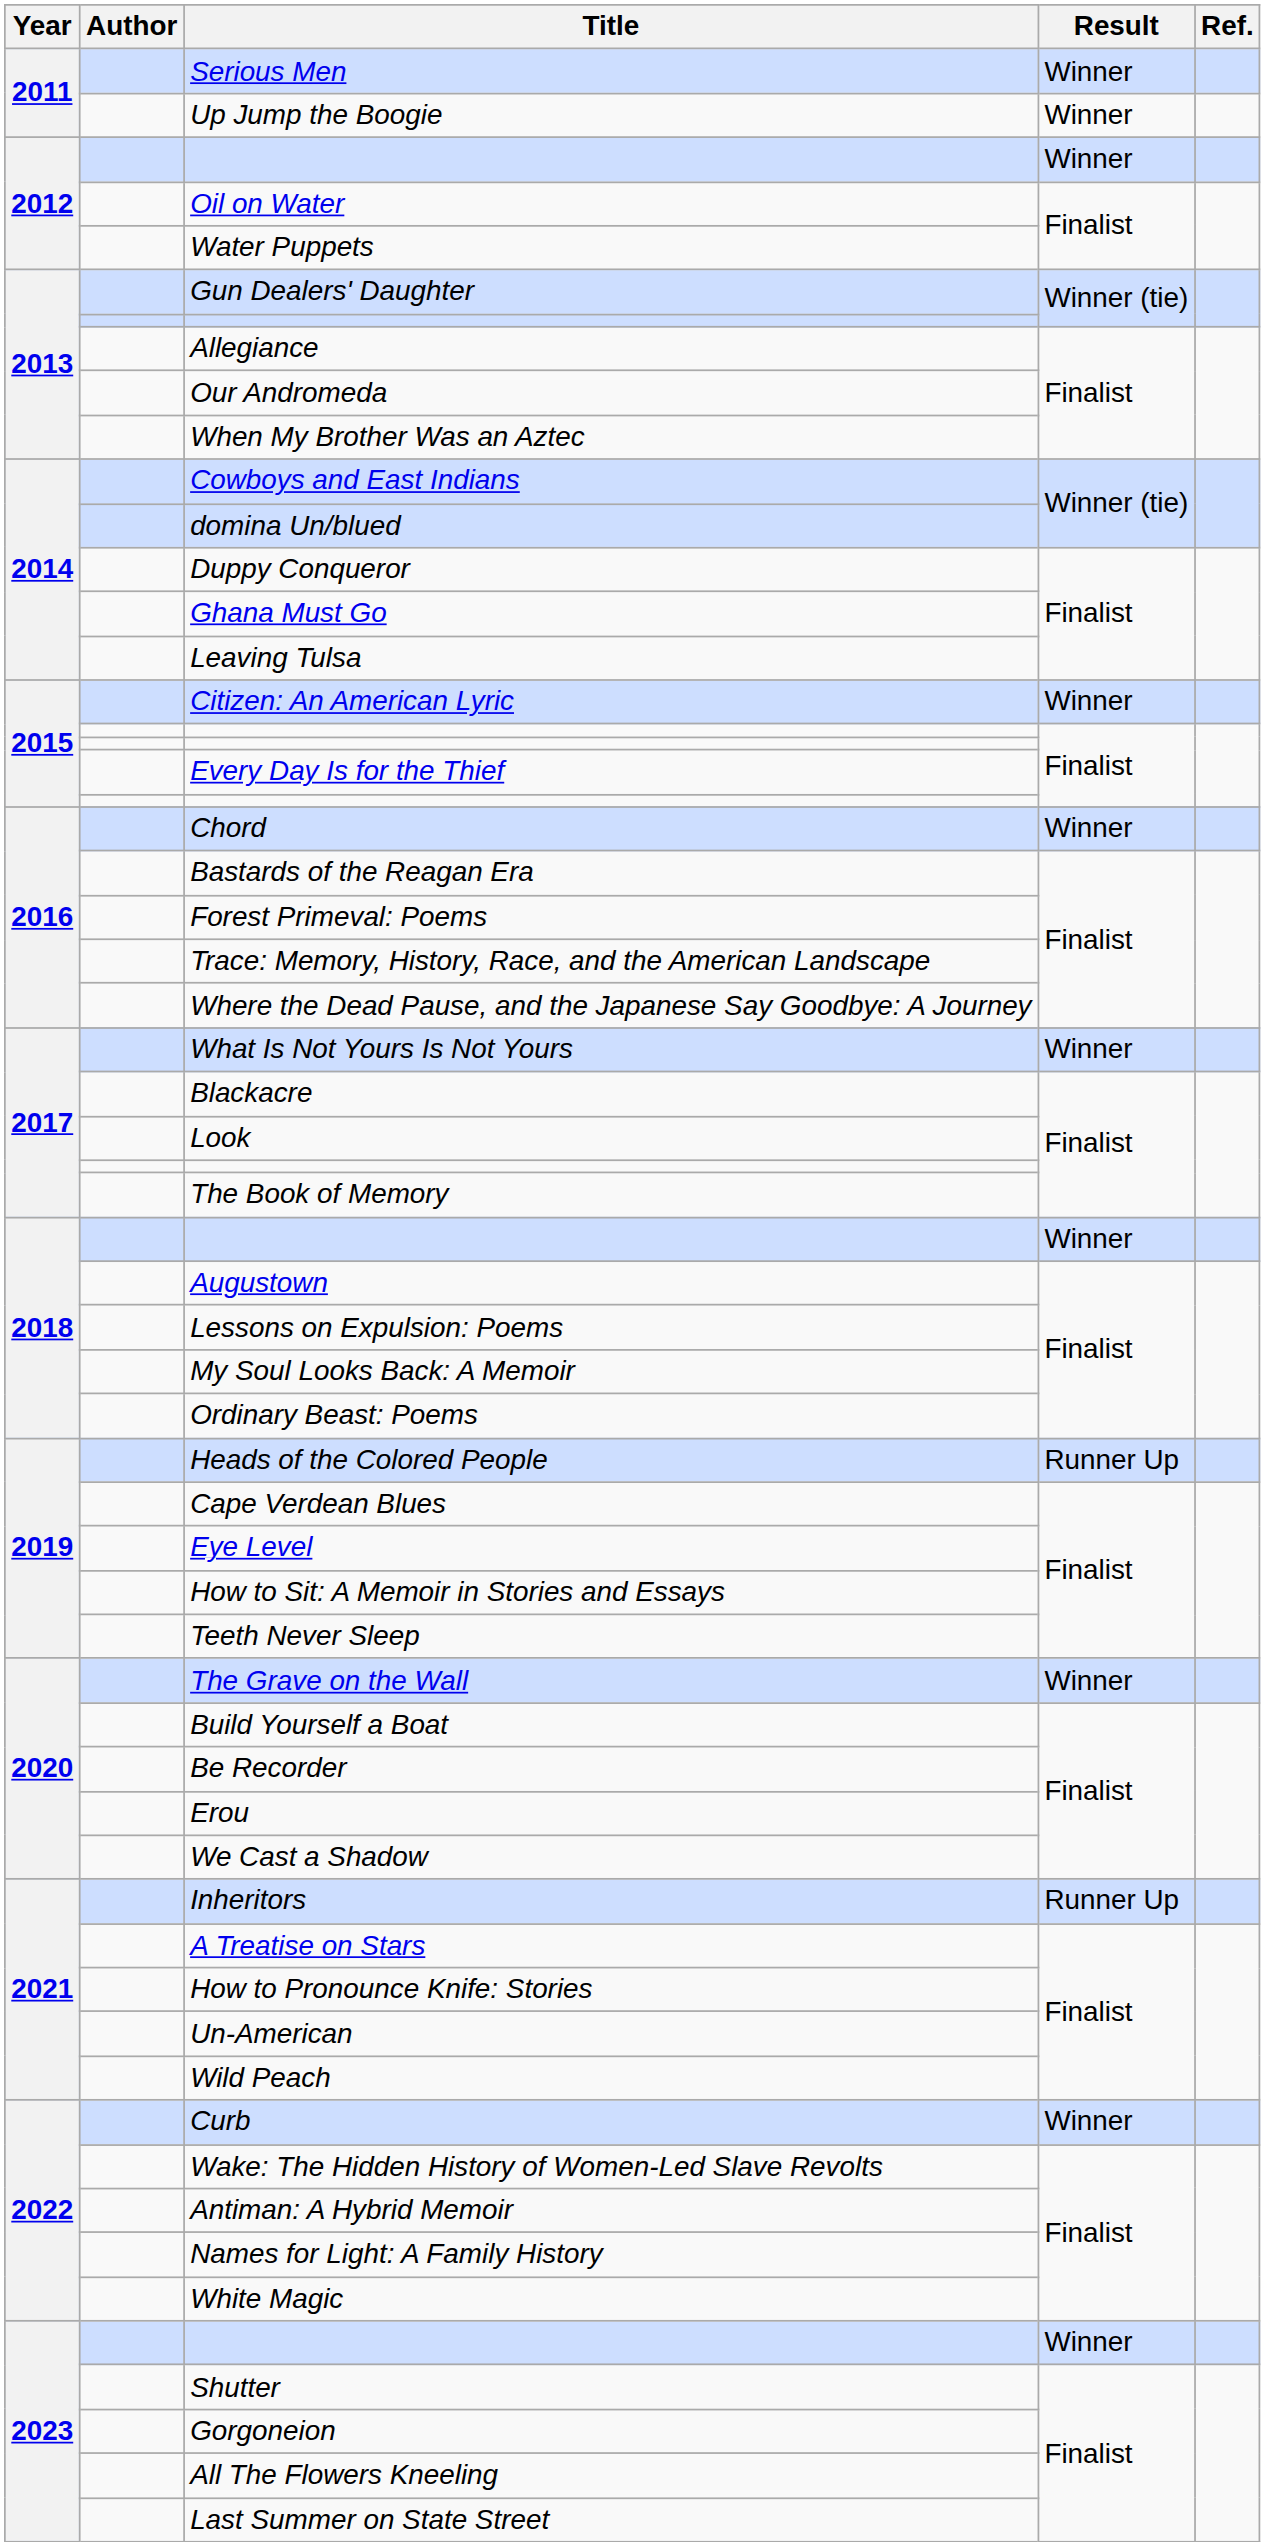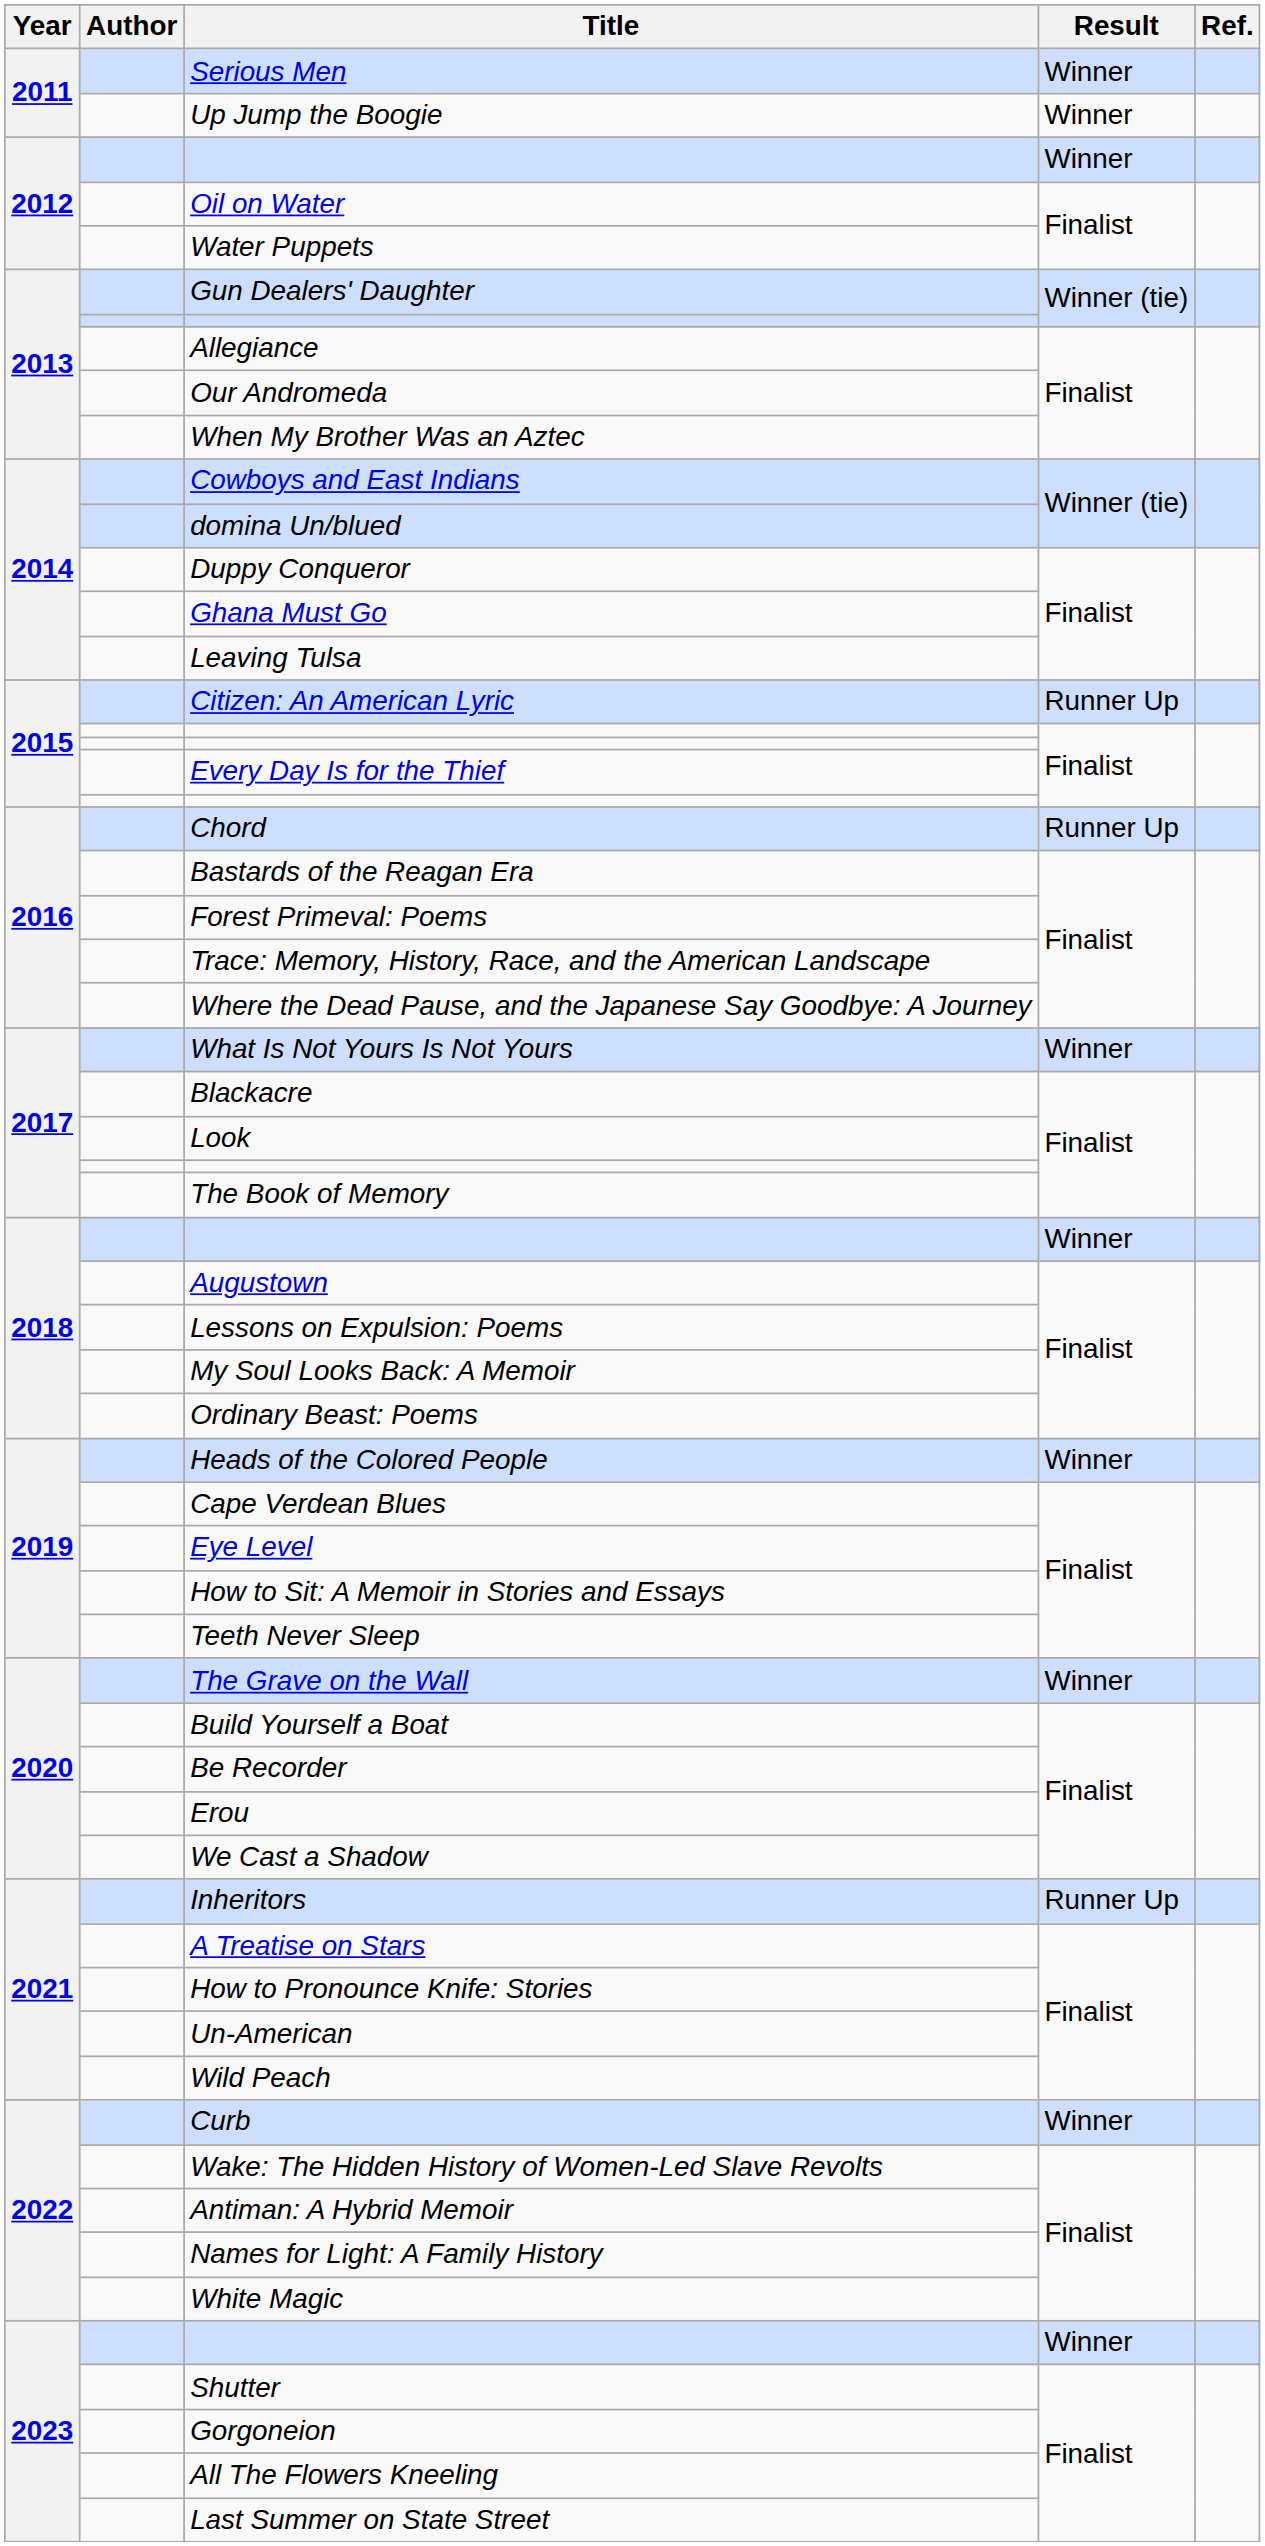(1088, 701) Winner -> (1112, 701) Runner Up
(1088, 828) Winner -> (1112, 828) Runner Up
(1112, 1459) Runner Up -> (1088, 1459) Winner
